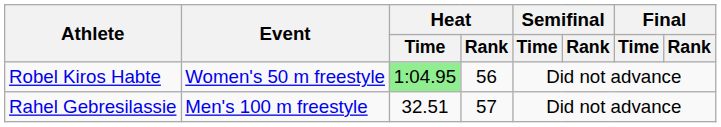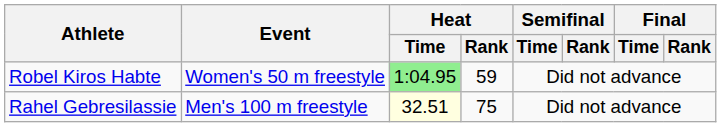(486, 77) 56 -> (486, 77) 59
(425, 107) no background -> (425, 107) lightyellow background
(486, 107) 57 -> (486, 107) 75
